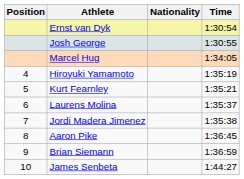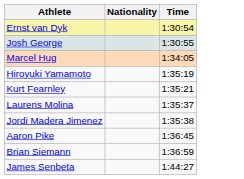- column: (26, 12)
